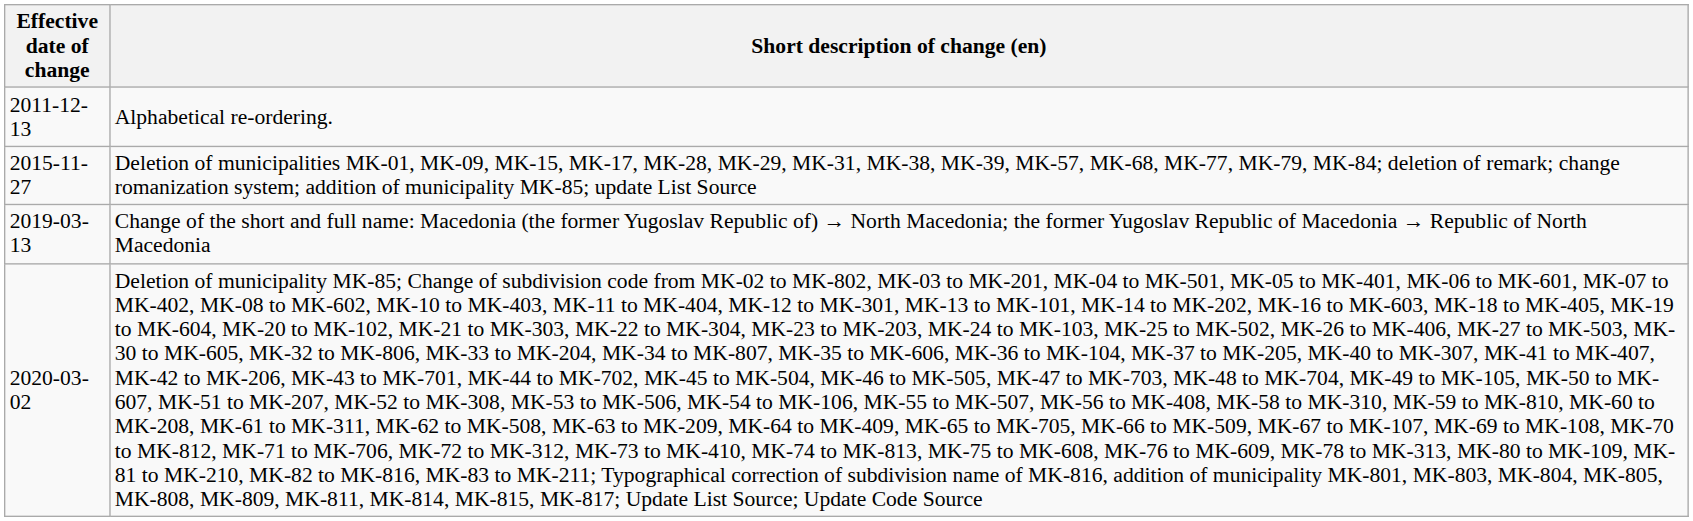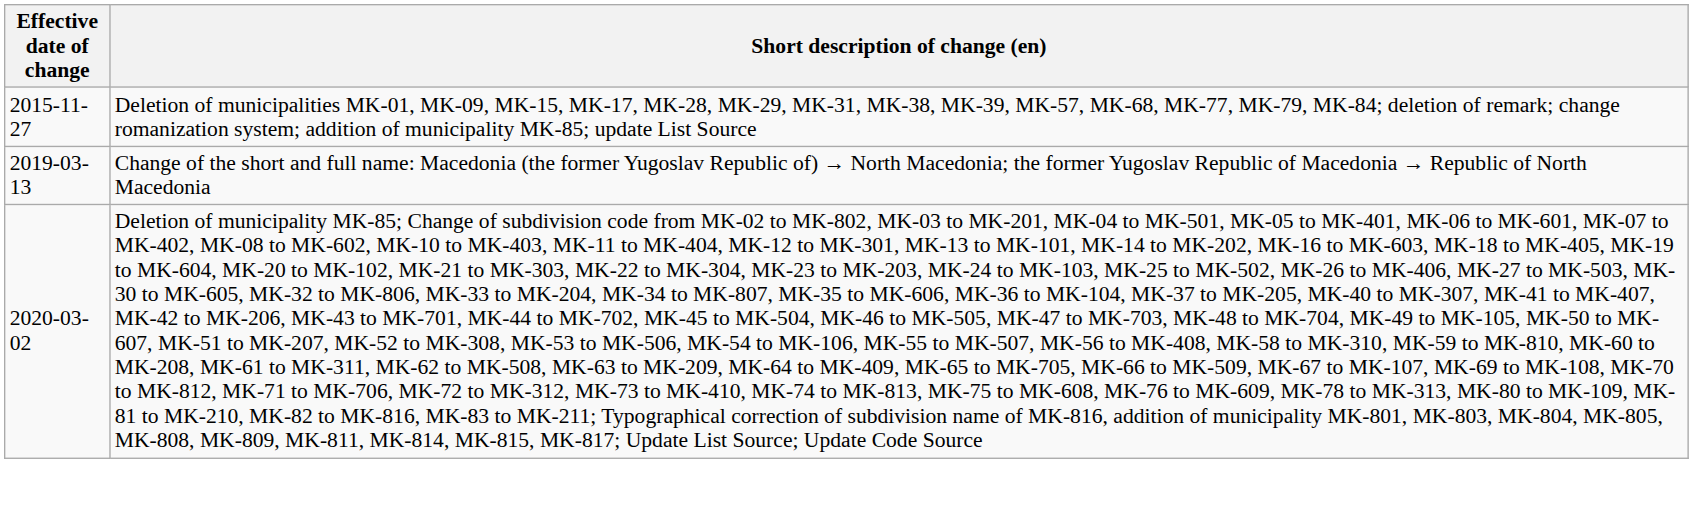- row: (224, 116)
